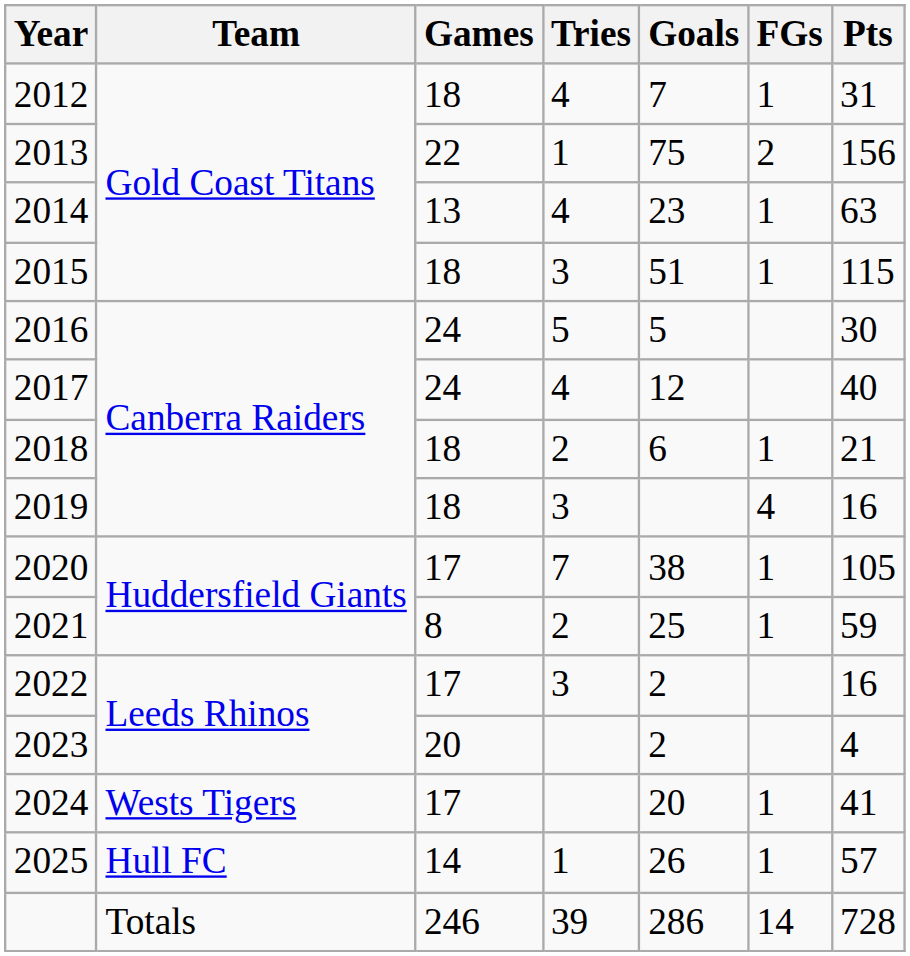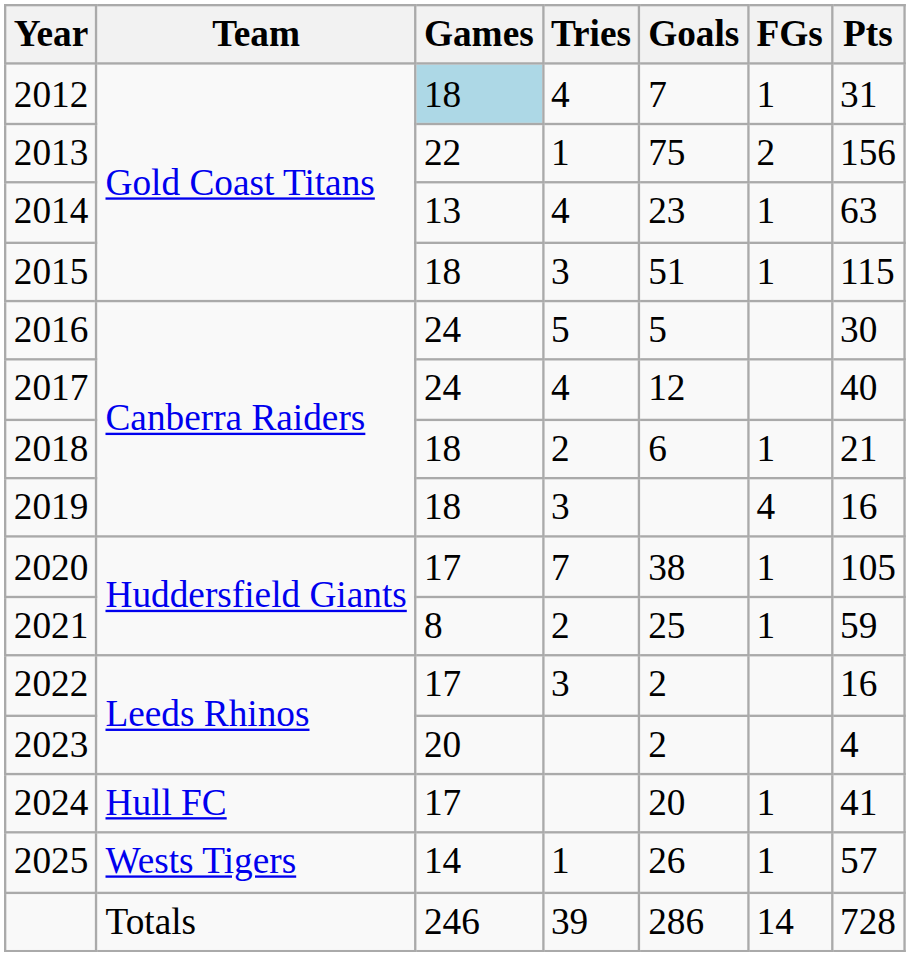(443, 93) no background -> (443, 93) lightblue background
(201, 802) Wests Tigers -> (166, 802) Hull FC
(166, 861) Hull FC -> (201, 861) Wests Tigers
